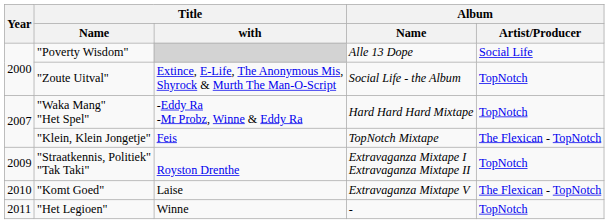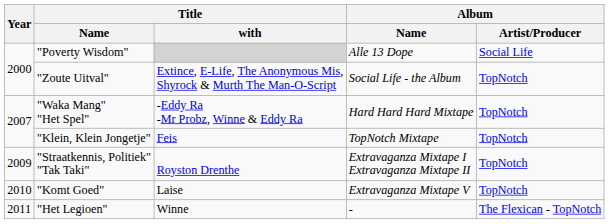(540, 137) The Flexican - TopNotch -> (503, 137) TopNotch
(540, 190) The Flexican - TopNotch -> (503, 190) TopNotch
(503, 209) TopNotch -> (540, 209) The Flexican - TopNotch
